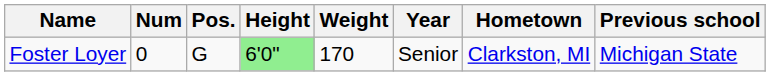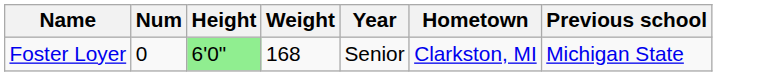- column: (214, 20)
(337, 53) 170 -> (283, 53) 168
